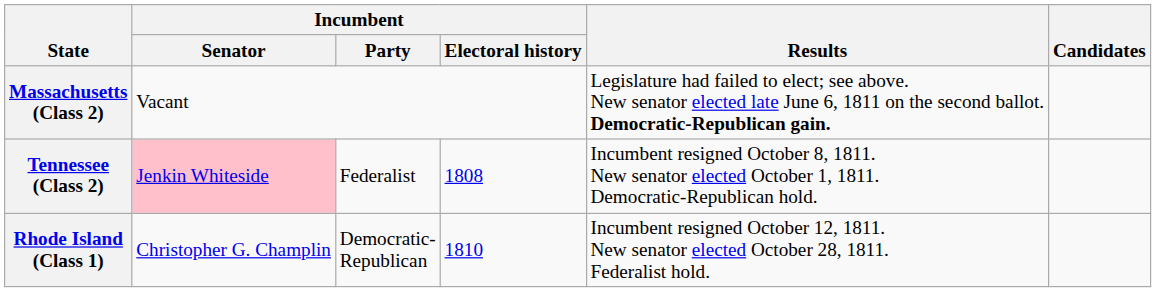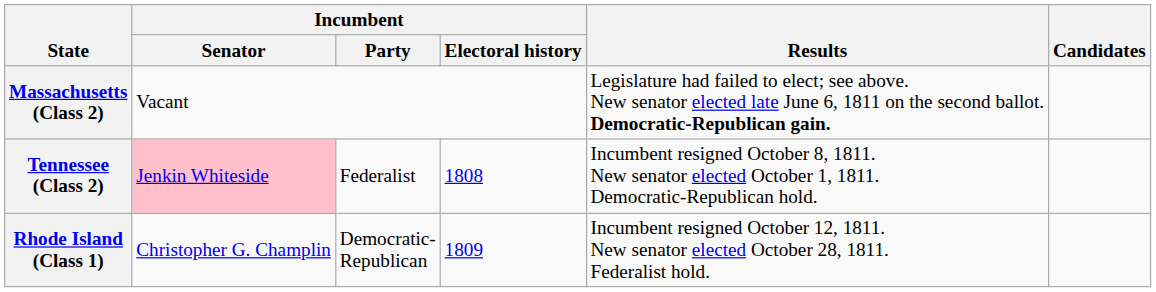(464, 249) 1810 -> (464, 249) 1809
